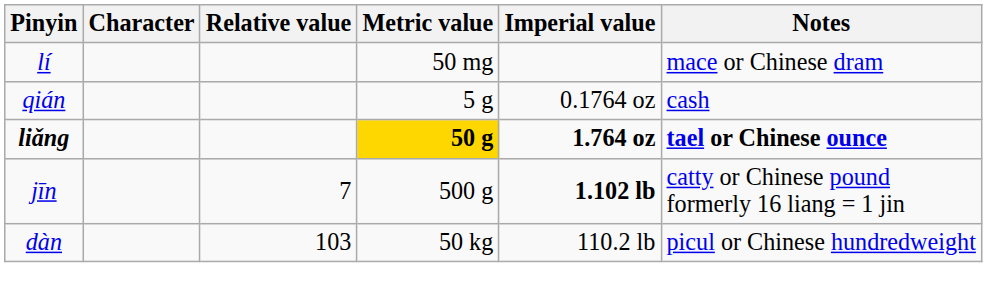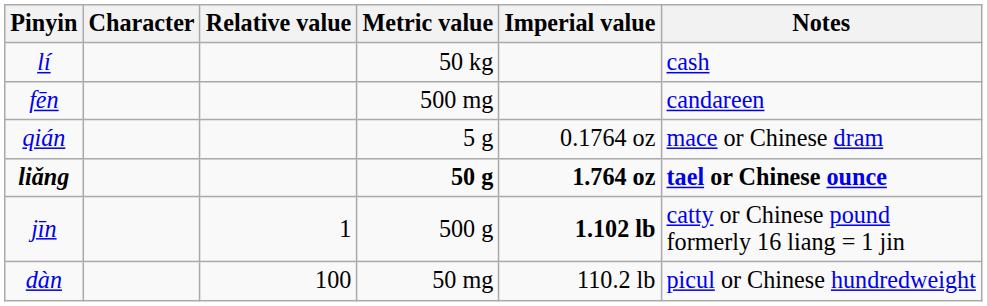(463, 61) 50 mg -> (466, 61) 50 kg
(775, 61) mace or Chinese dram -> (688, 61) cash
+ row: (44, 100)
(688, 100) cash -> (775, 138) mace or Chinese dram
(472, 138) gold background -> (472, 176) no background
(345, 190) 7 -> (345, 228) 1
(333, 242) 103 -> (333, 280) 100
(466, 242) 50 kg -> (463, 280) 50 mg
